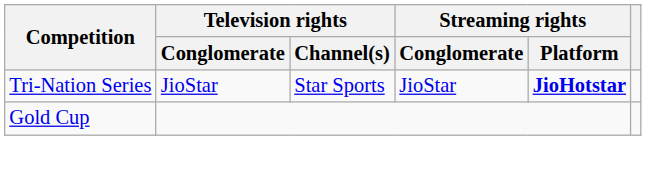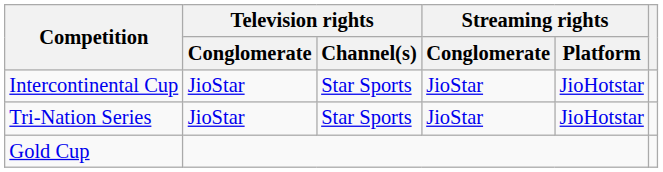+ row: (94, 85)
(579, 85) bold -> (602, 118) normal
